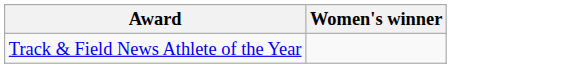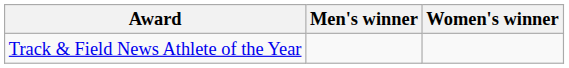+ column: (364, 19)
